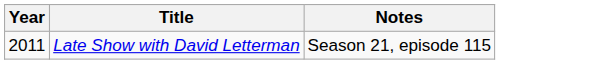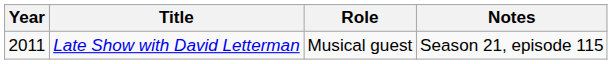+ column: (360, 18)
